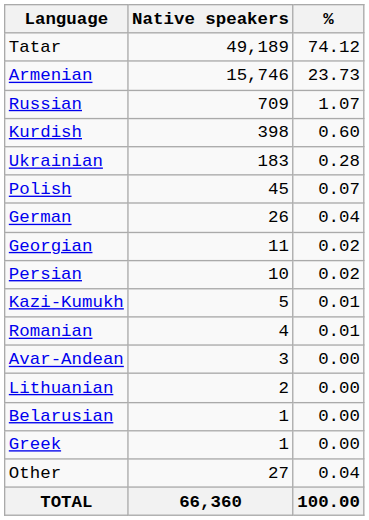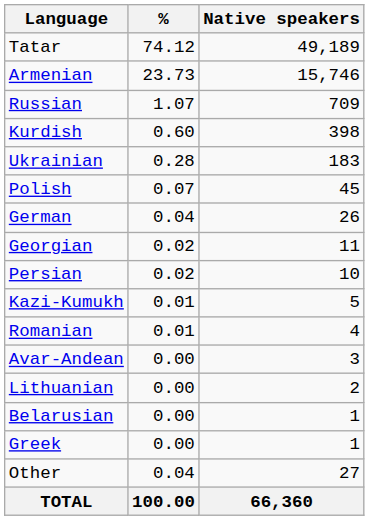columns swapped: (211, 19) <-> (329, 19)
